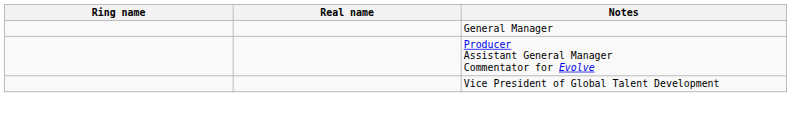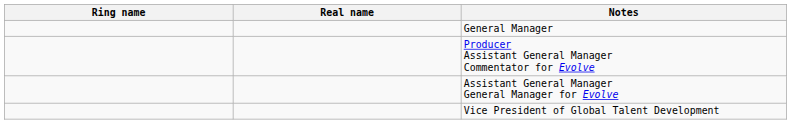+ row: (541, 89)
